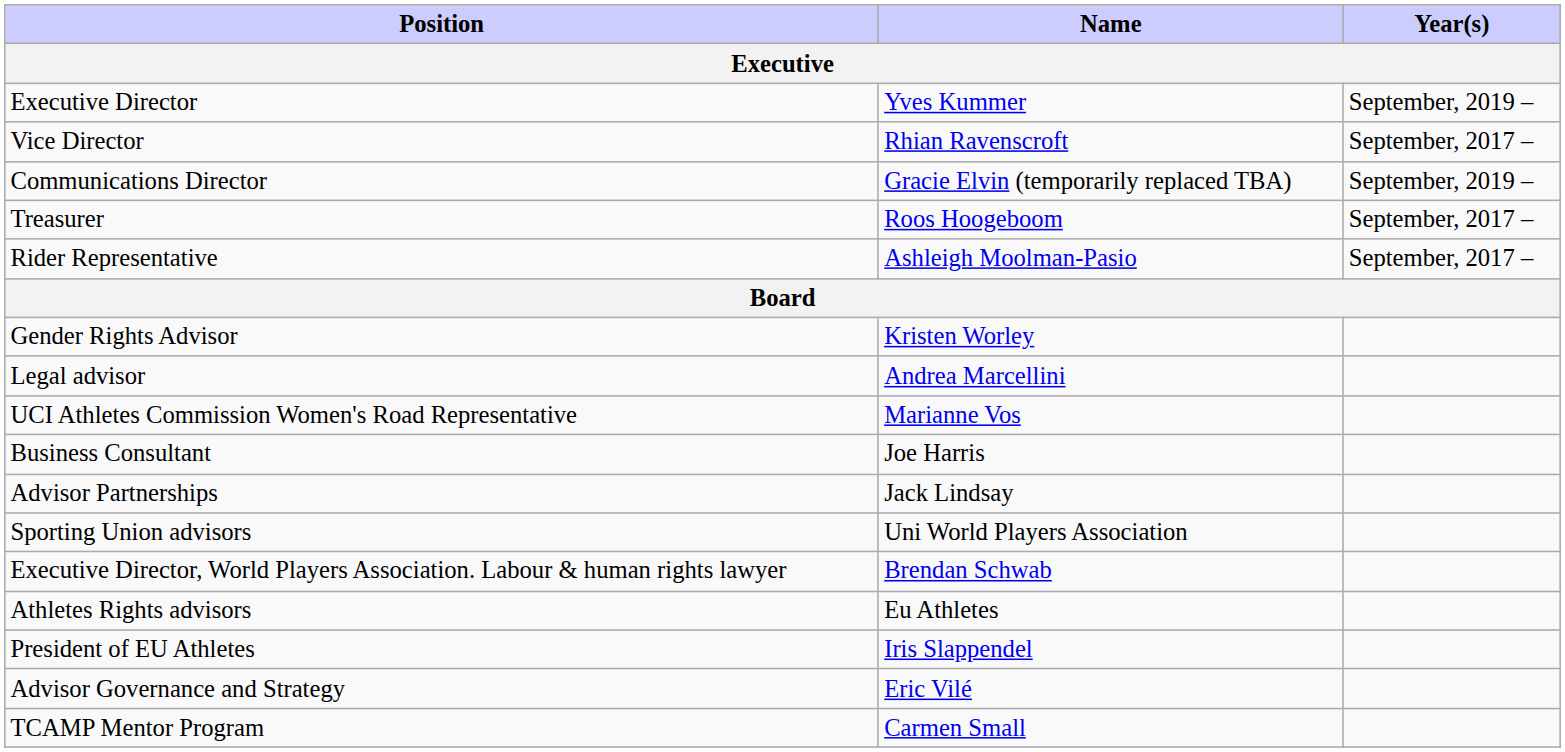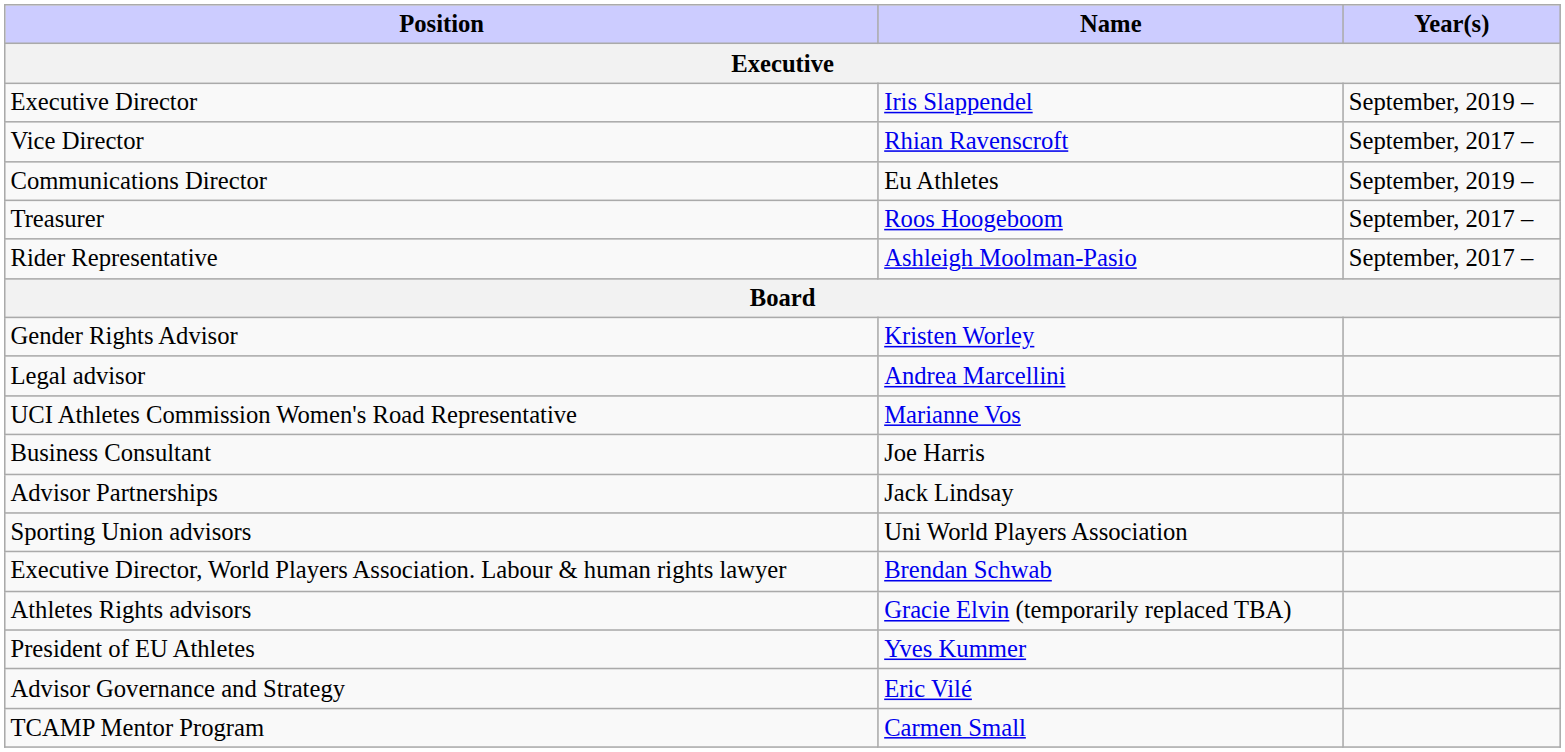(955, 102) Yves Kummer -> (958, 102) Iris Slappendel
(1088, 180) Gracie Elvin (temporarily replaced TBA) -> (941, 180) Eu Athletes
(941, 610) Eu Athletes -> (1088, 610) Gracie Elvin (temporarily replaced TBA)
(958, 649) Iris Slappendel -> (955, 649) Yves Kummer
